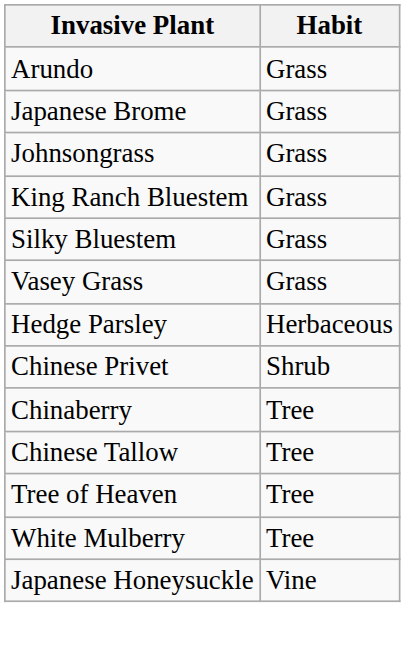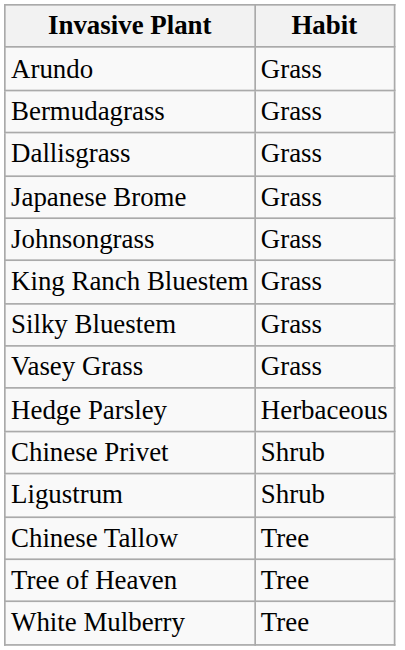+ row: (88, 111)
+ row: (71, 153)
+ row: (67, 494)
- row: (72, 409)
- row: (132, 580)
